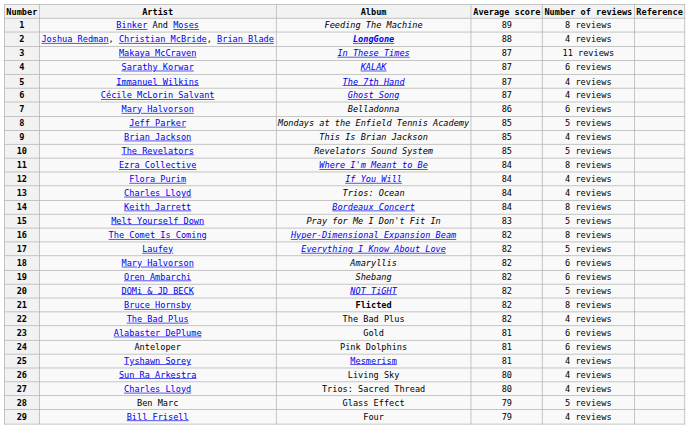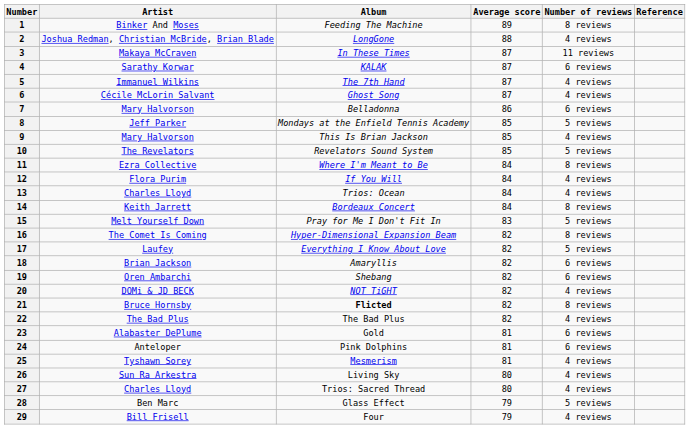(374, 39) bold -> (374, 39) normal
(158, 137) Brian Jackson -> (158, 137) Mary Halvorson
(158, 263) Mary Halvorson -> (158, 263) Brian Jackson
(588, 291) 5 reviews -> (588, 291) 4 reviews
